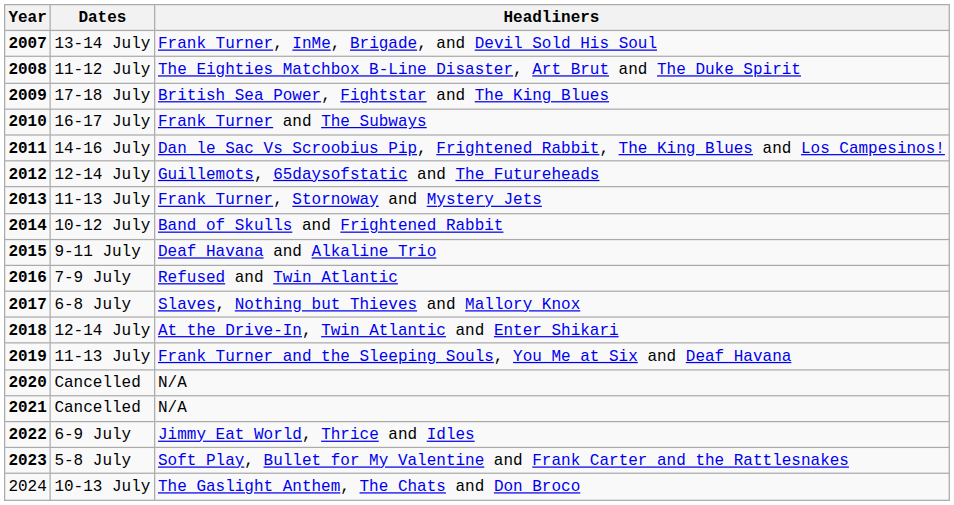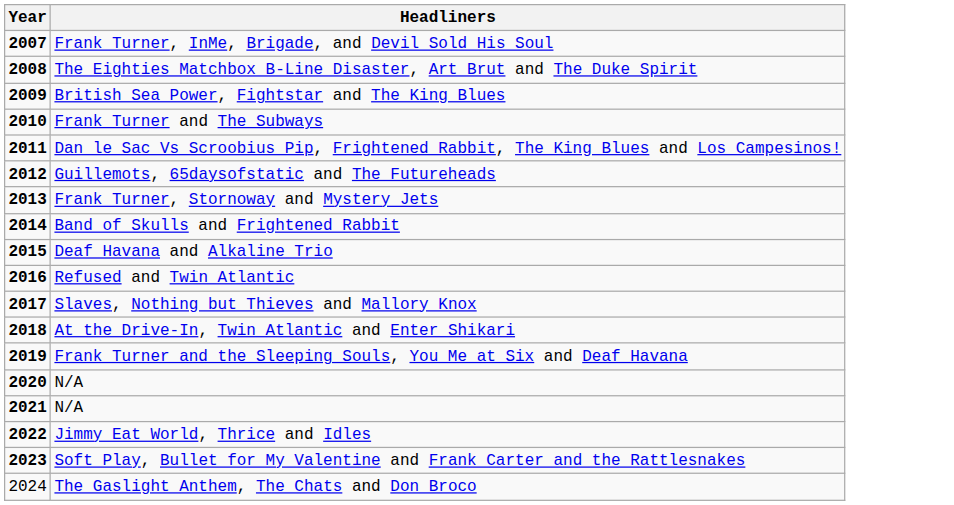- column: (102, 18)
